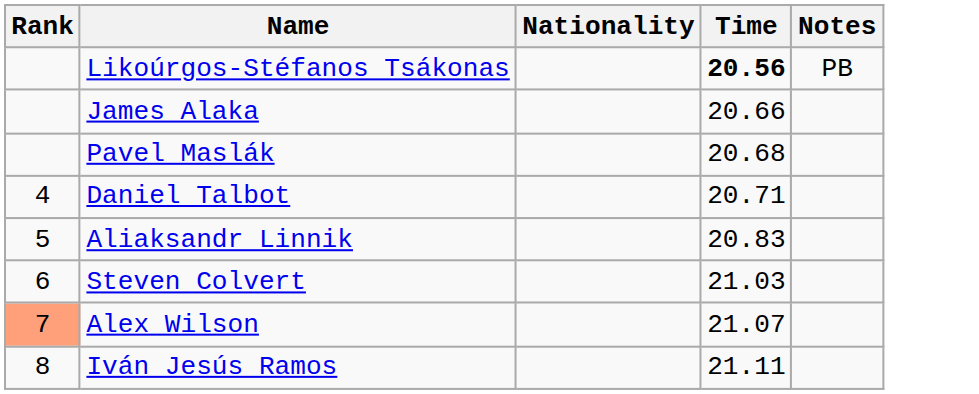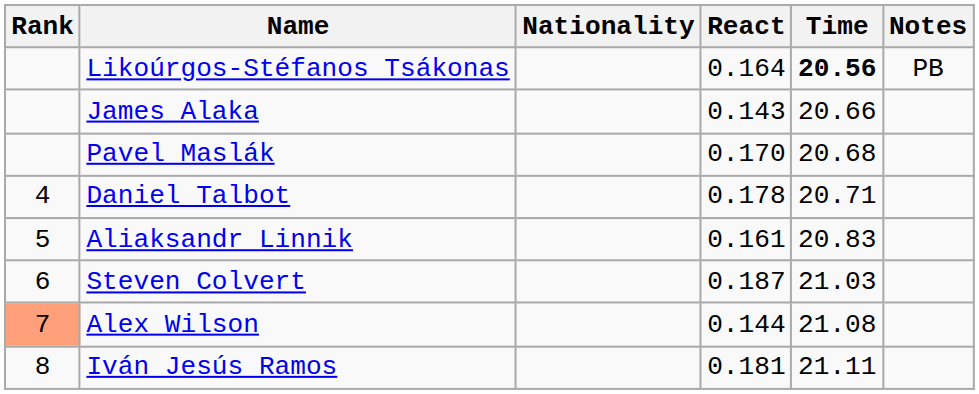+ column: (746, 26)
(746, 324) 21.07 -> (837, 324) 21.08
